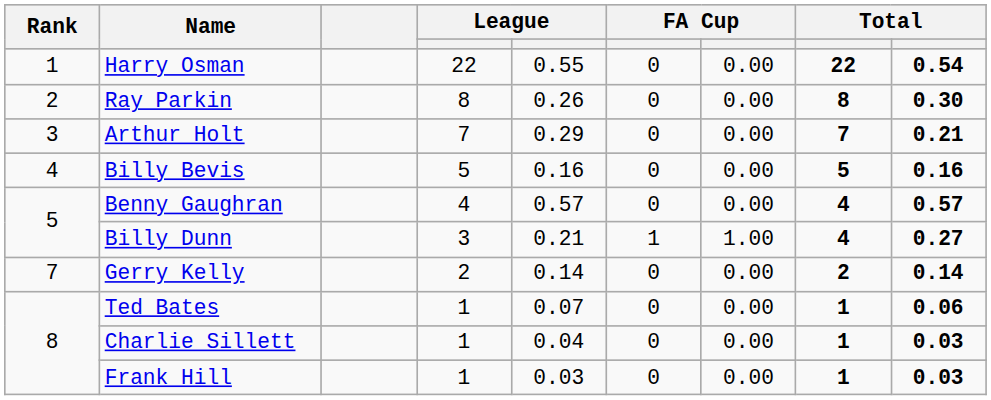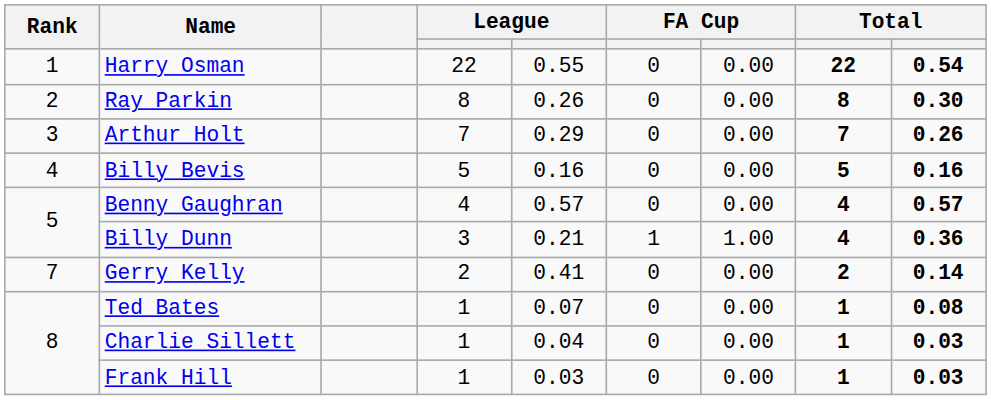(938, 136) 0.21 -> (938, 136) 0.26
(938, 239) 0.27 -> (938, 239) 0.36
(559, 274) 0.14 -> (559, 274) 0.41
(938, 308) 0.06 -> (938, 308) 0.08
